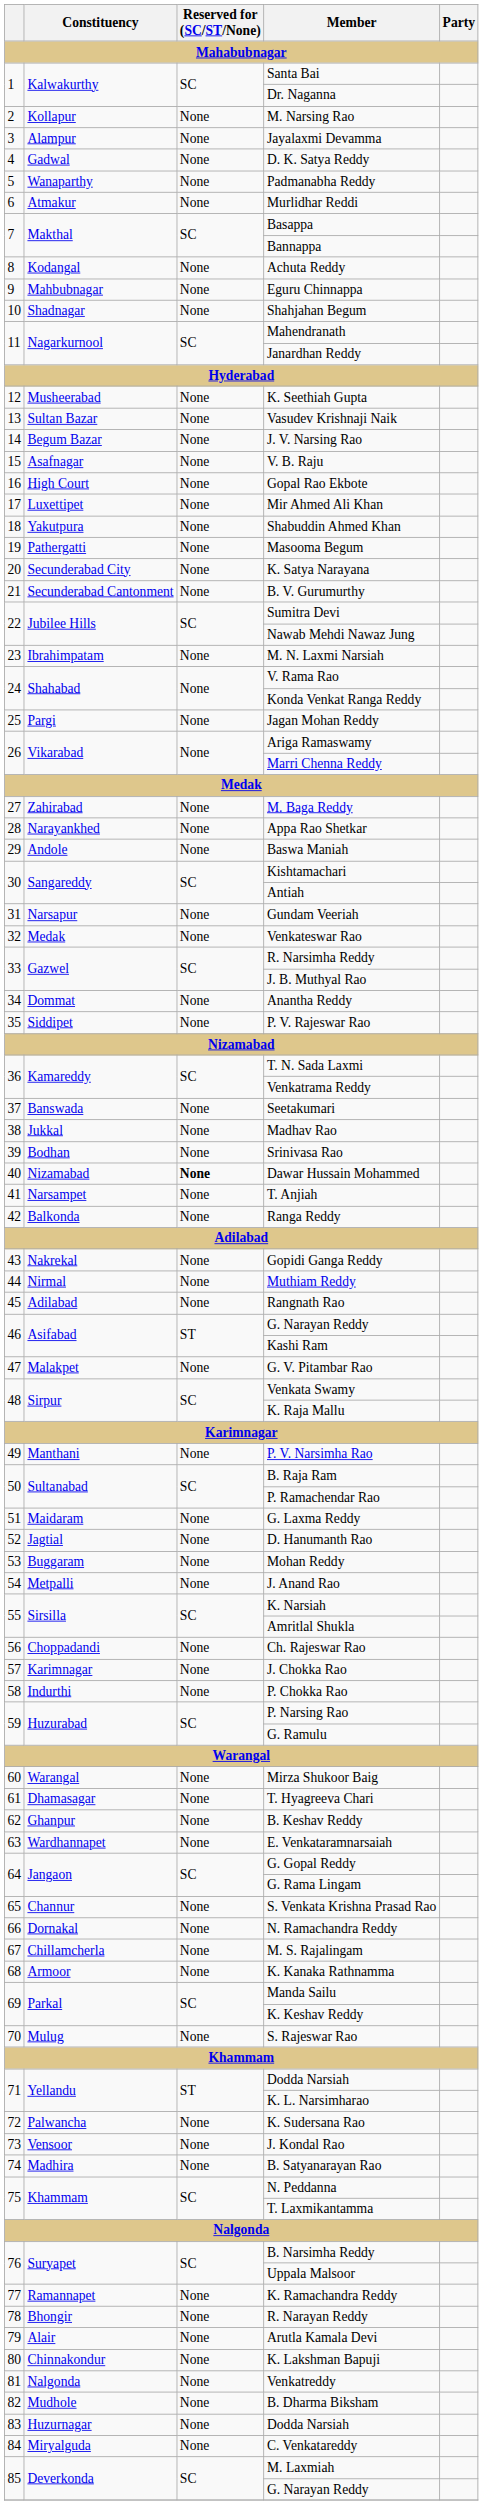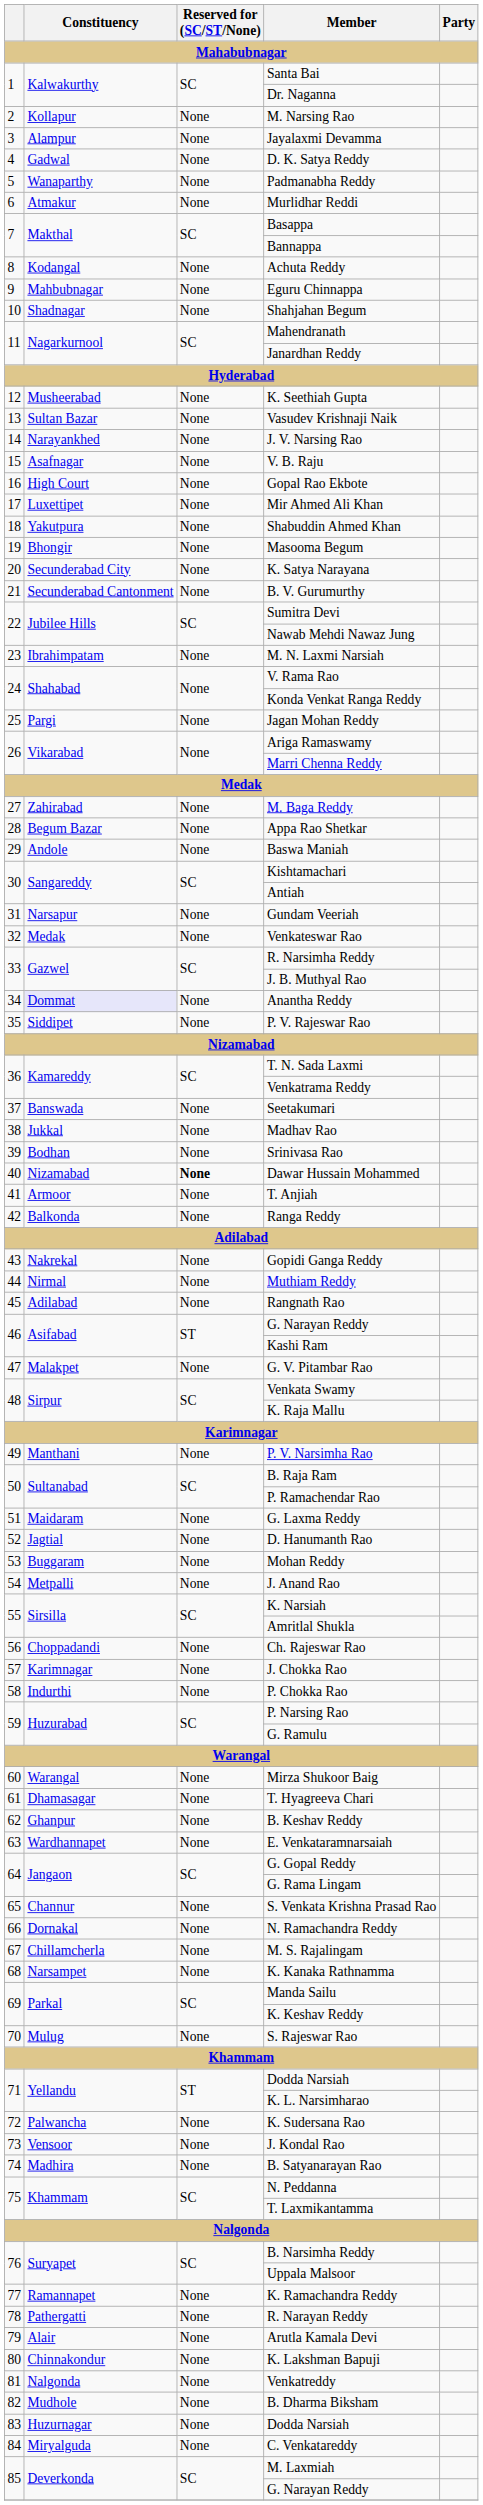(65, 440) Begum Bazar -> (64, 440) Narayankhed
(57, 548) Pathergatti -> (50, 548) Bhongir
(64, 828) Narayankhed -> (65, 828) Begum Bazar
(51, 1001) no background -> (51, 1001) lavender background
(57, 1195) Narsampet -> (49, 1195) Armoor
(49, 1971) Armoor -> (57, 1971) Narsampet
(50, 2316) Bhongir -> (57, 2316) Pathergatti
